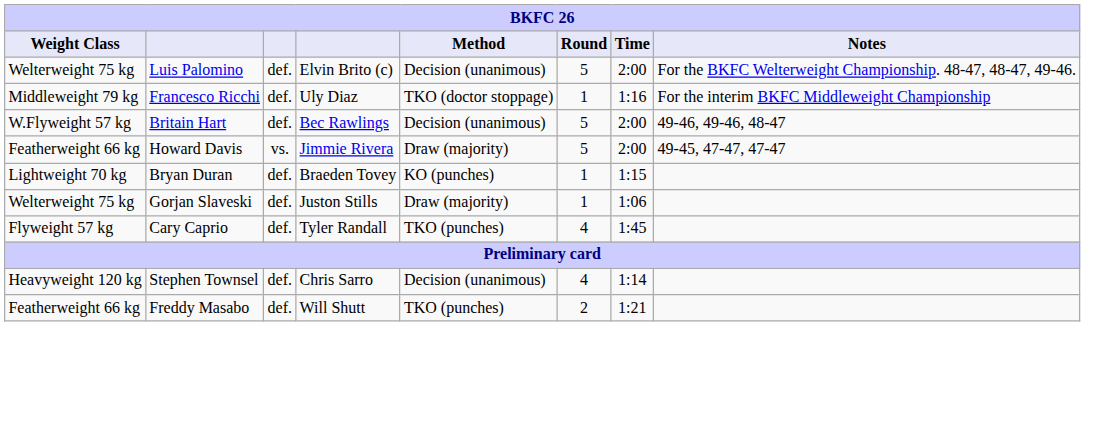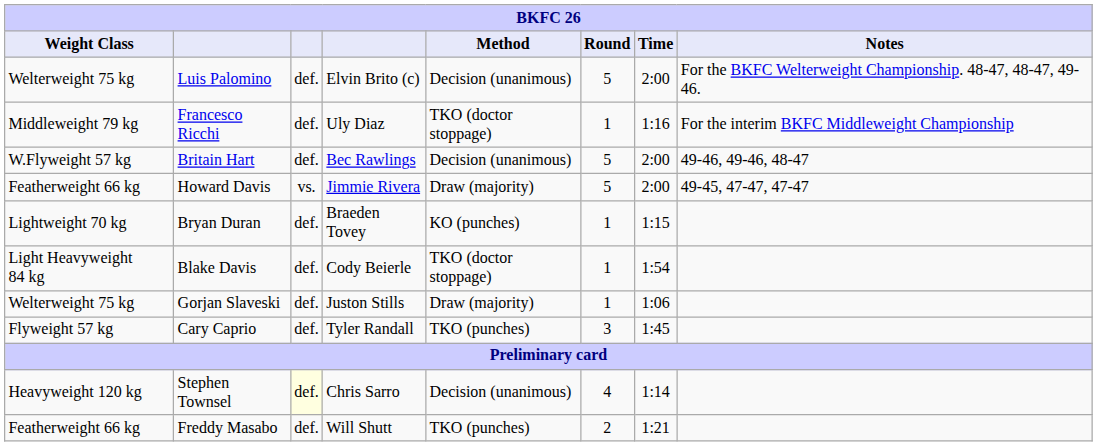+ row: (217, 267)
(584, 228) 4 -> (607, 329) 3
(280, 281) no background -> (307, 391) lightyellow background
